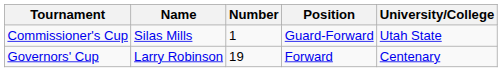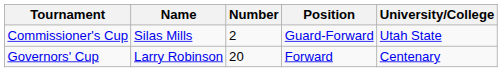(233, 35) 1 -> (233, 35) 2
(236, 56) 19 -> (236, 56) 20
